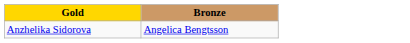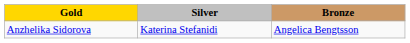+ column: (205, 12)
